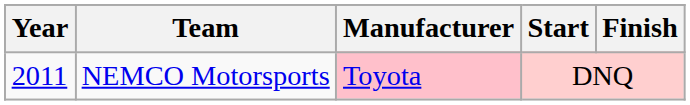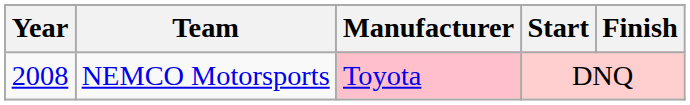(39, 75) 2011 -> (40, 75) 2008
